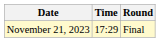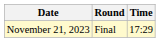columns swapped: (106, 12) <-> (138, 12)
